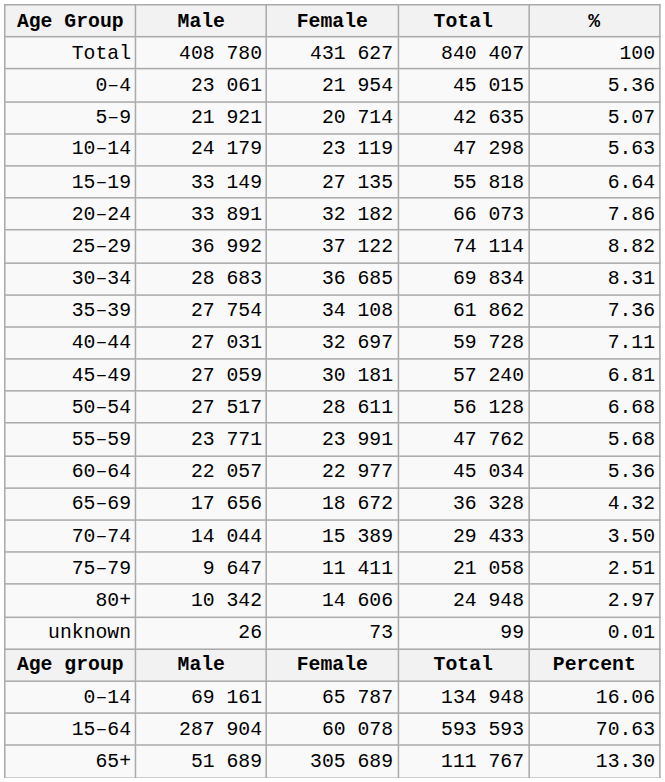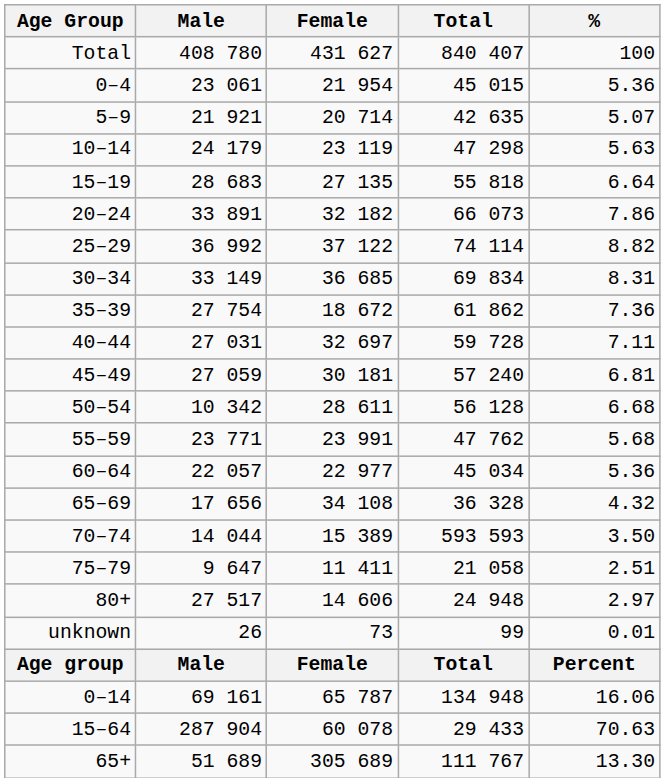(226, 182) 33 149 -> (226, 182) 28 683
(226, 279) 28 683 -> (226, 279) 33 149
(357, 311) 34 108 -> (357, 311) 18 672
(226, 407) 27 517 -> (226, 407) 10 342
(357, 504) 18 672 -> (357, 504) 34 108
(488, 536) 29 433 -> (483, 536) 593 593
(226, 601) 10 342 -> (226, 601) 27 517
(483, 729) 593 593 -> (488, 729) 29 433
